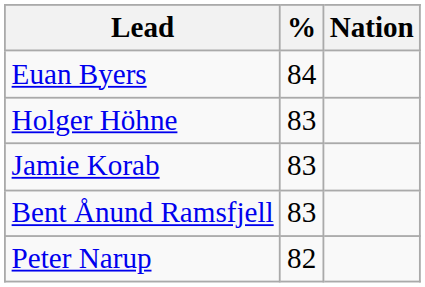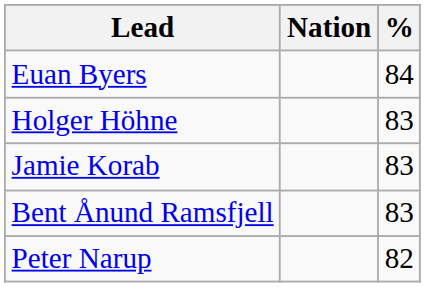columns swapped: (372, 27) <-> (302, 27)
